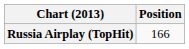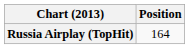(160, 33) 166 -> (160, 33) 164
